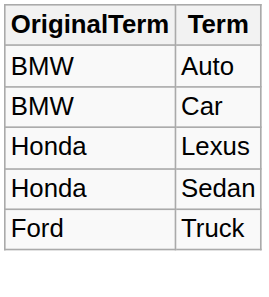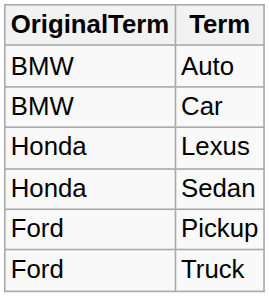+ row: (220, 229)
